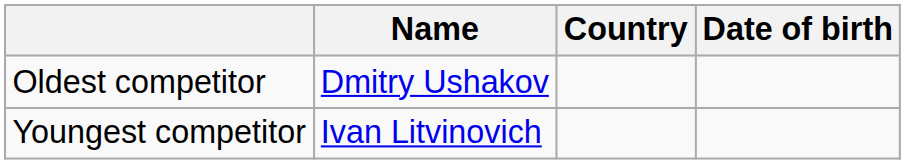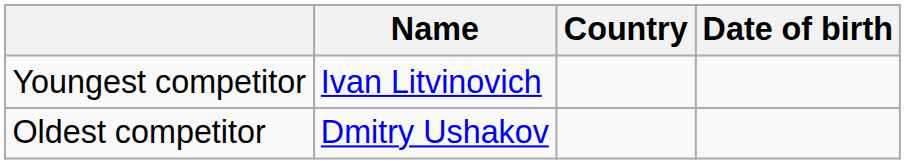rows swapped: (159, 132) <-> (139, 81)
